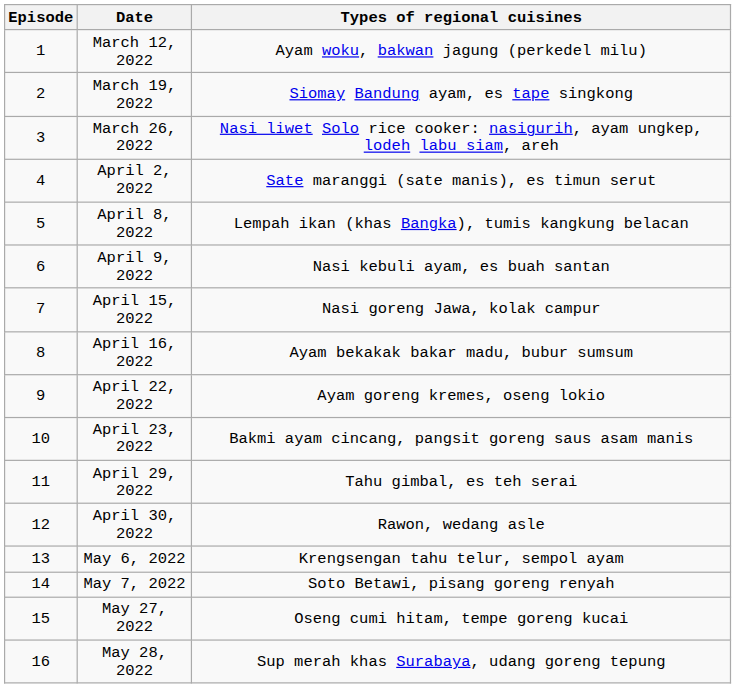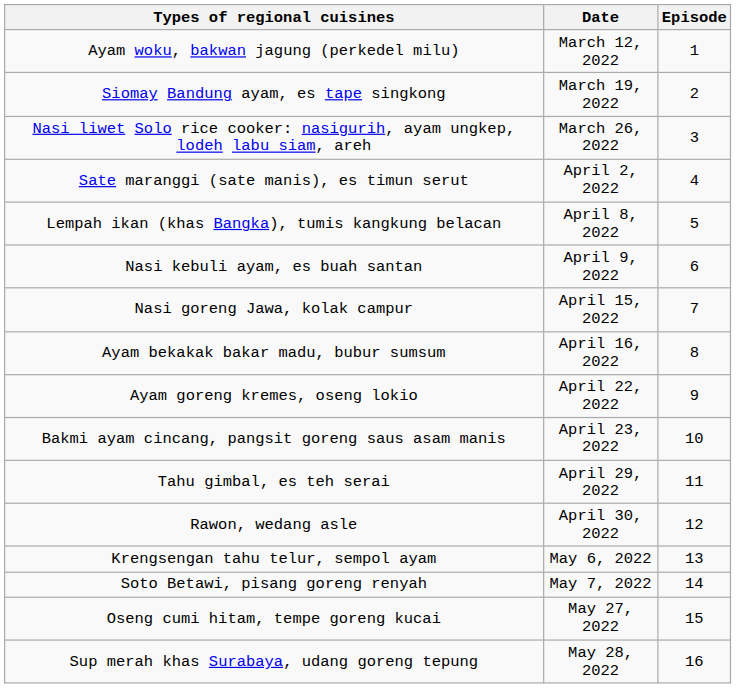columns swapped: (41, 17) <-> (461, 17)
